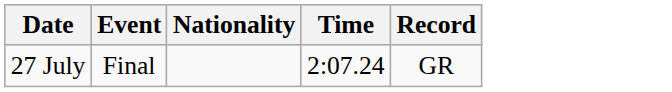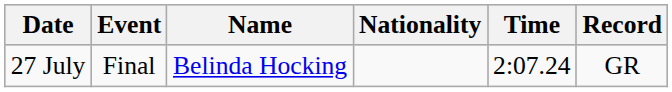+ column: (260, 24)
